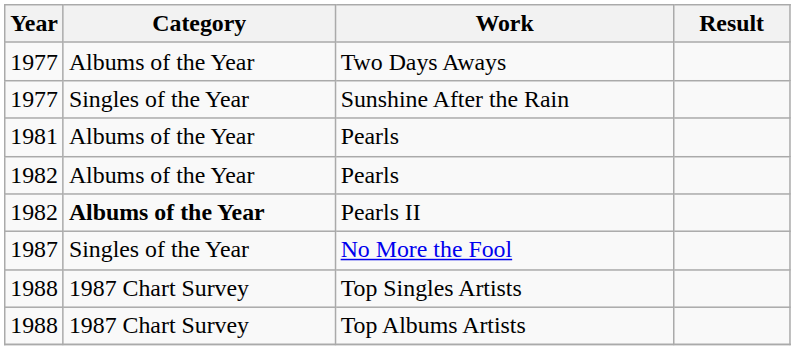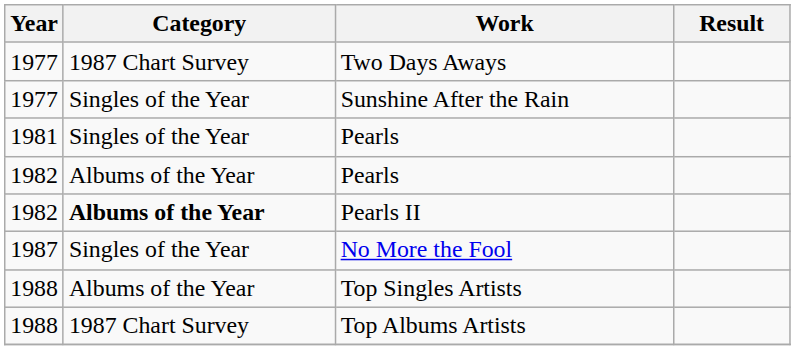(162, 61) Albums of the Year -> (159, 61) 1987 Chart Survey
(162, 136) Albums of the Year -> (159, 136) Singles of the Year
(159, 288) 1987 Chart Survey -> (162, 288) Albums of the Year
